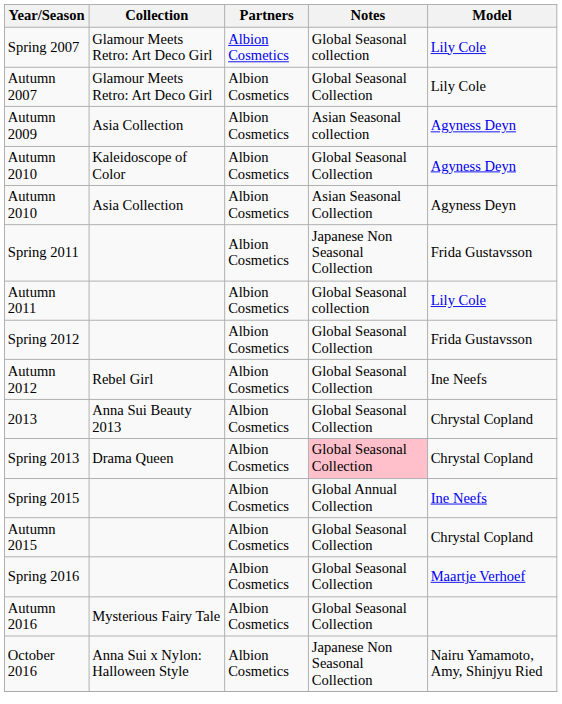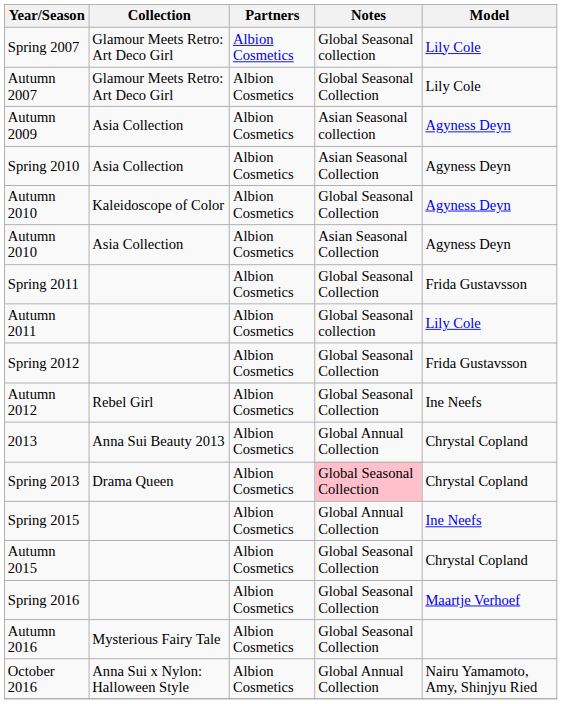+ row: (44, 165)
(352, 252) Japanese Non Seasonal Collection -> (366, 284) Global Seasonal Collection
(359, 418) Global Seasonal Collection -> (361, 442) Global Annual Collection
(352, 663) Japanese Non Seasonal Collection -> (361, 678) Global Annual Collection
